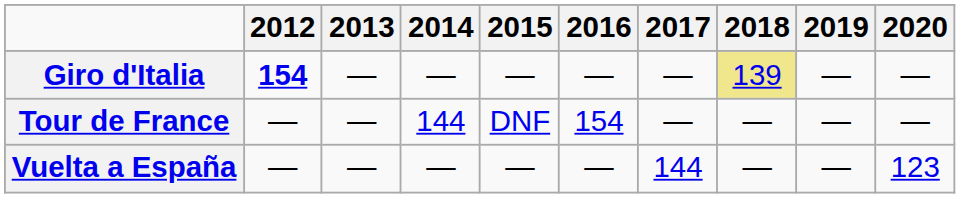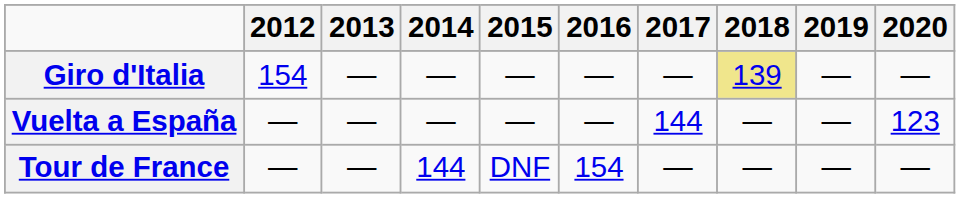(283, 74) bold -> (283, 74) normal
rows swapped: (124, 121) <-> (124, 167)
